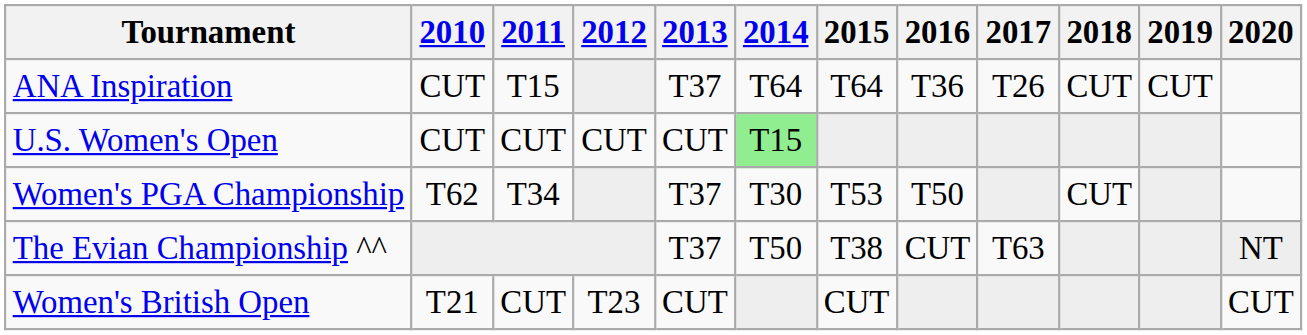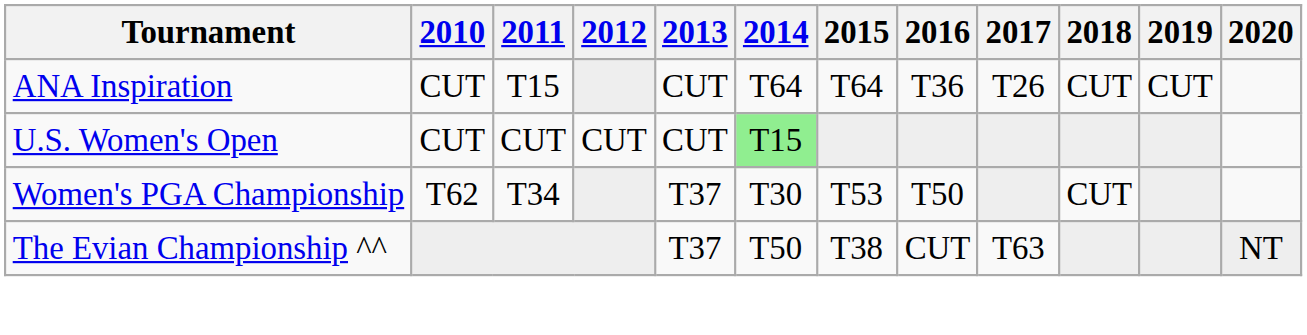(695, 85) T37 -> (695, 85) CUT
- row: (161, 302)
